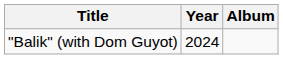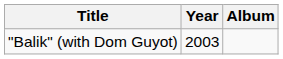(202, 41) 2024 -> (202, 41) 2003
